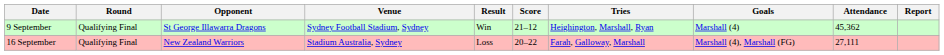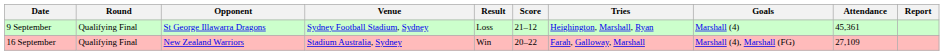(484, 27) Win -> (485, 27) Loss
(847, 27) 45,362 -> (847, 27) 45,361
(485, 42) Loss -> (484, 42) Win
(847, 42) 27,111 -> (847, 42) 27,109
